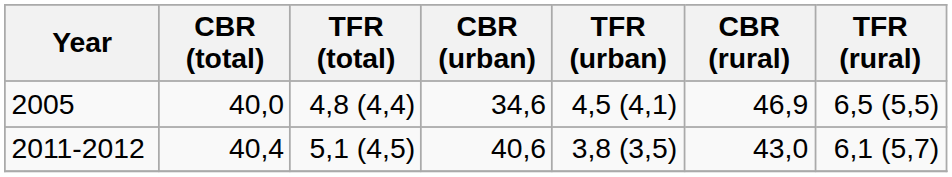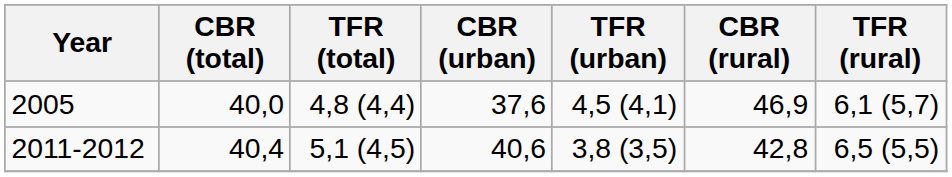(519, 103) 34,6 -> (519, 103) 37,6
(886, 103) 6,5 (5,5) -> (886, 103) 6,1 (5,7)
(781, 148) 43,0 -> (781, 148) 42,8
(886, 148) 6,1 (5,7) -> (886, 148) 6,5 (5,5)
